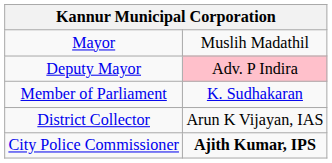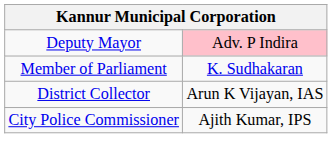- row: (94, 42)
(255, 145) bold -> (255, 119) normal
